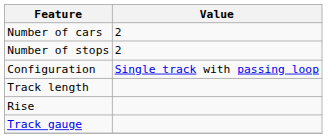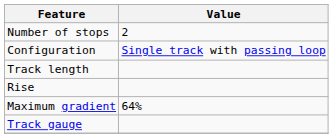- row: (55, 32)
+ row: (62, 106)
